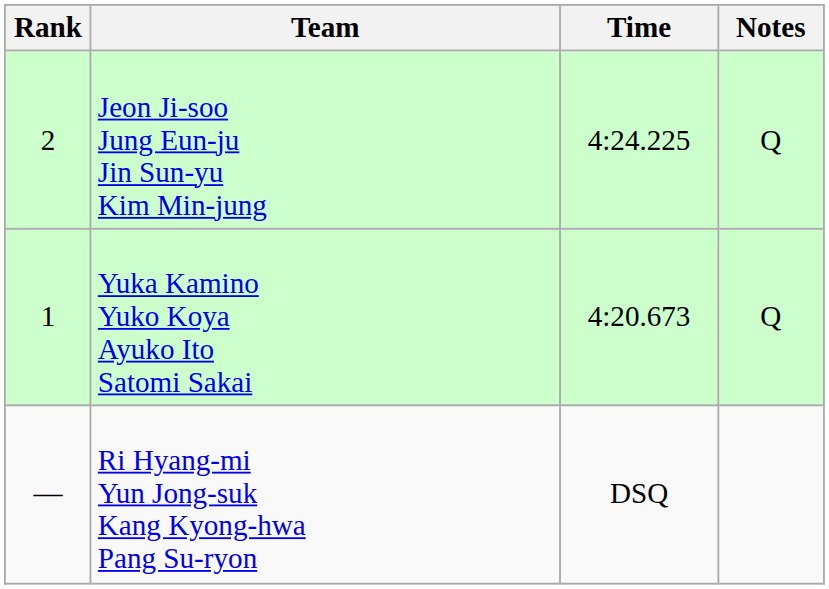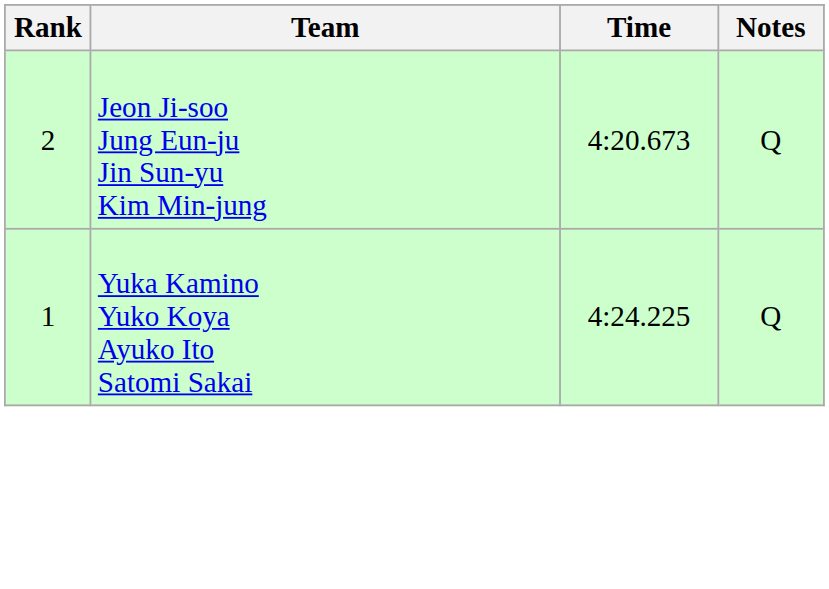(639, 139) 4:24.225 -> (639, 139) 4:20.673
(639, 316) 4:20.673 -> (639, 316) 4:24.225
- row: (202, 510)
